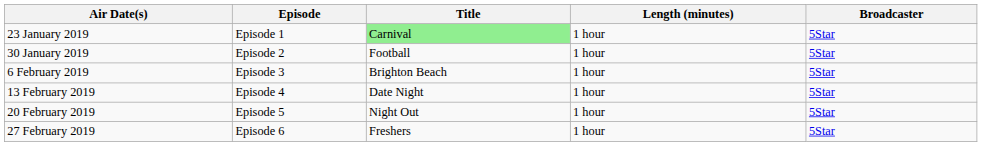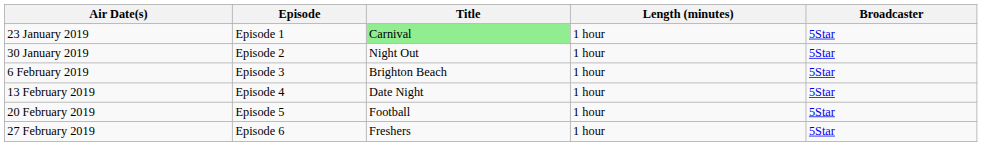(390, 53) Football -> (394, 53) Night Out
(394, 111) Night Out -> (390, 111) Football
